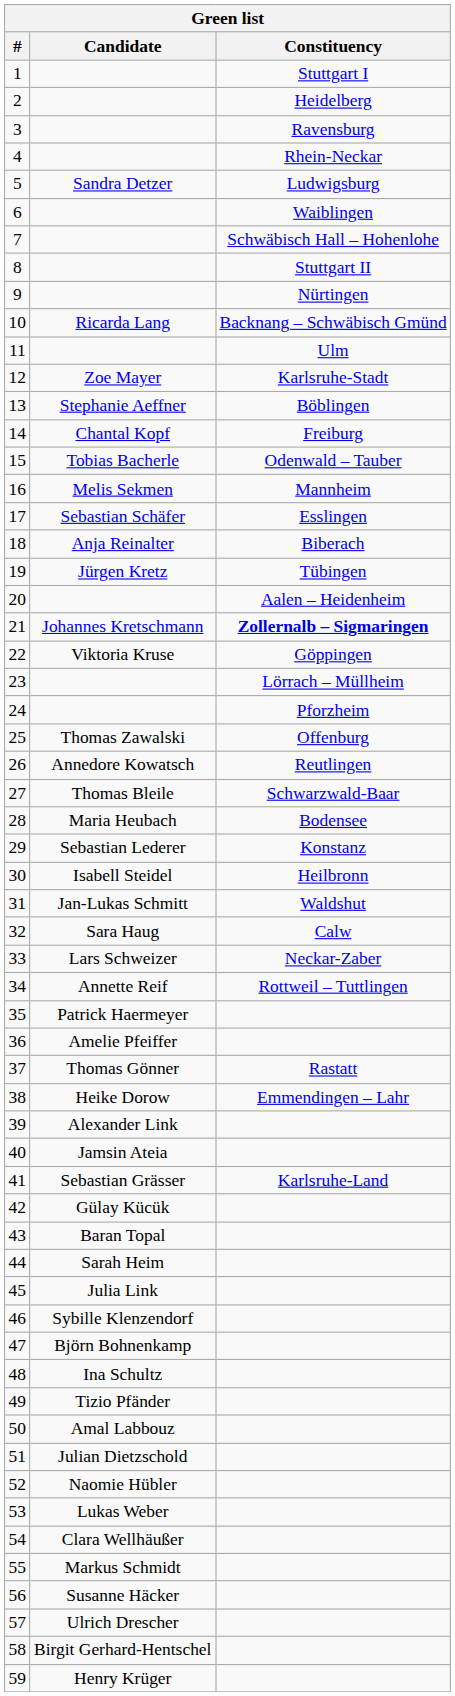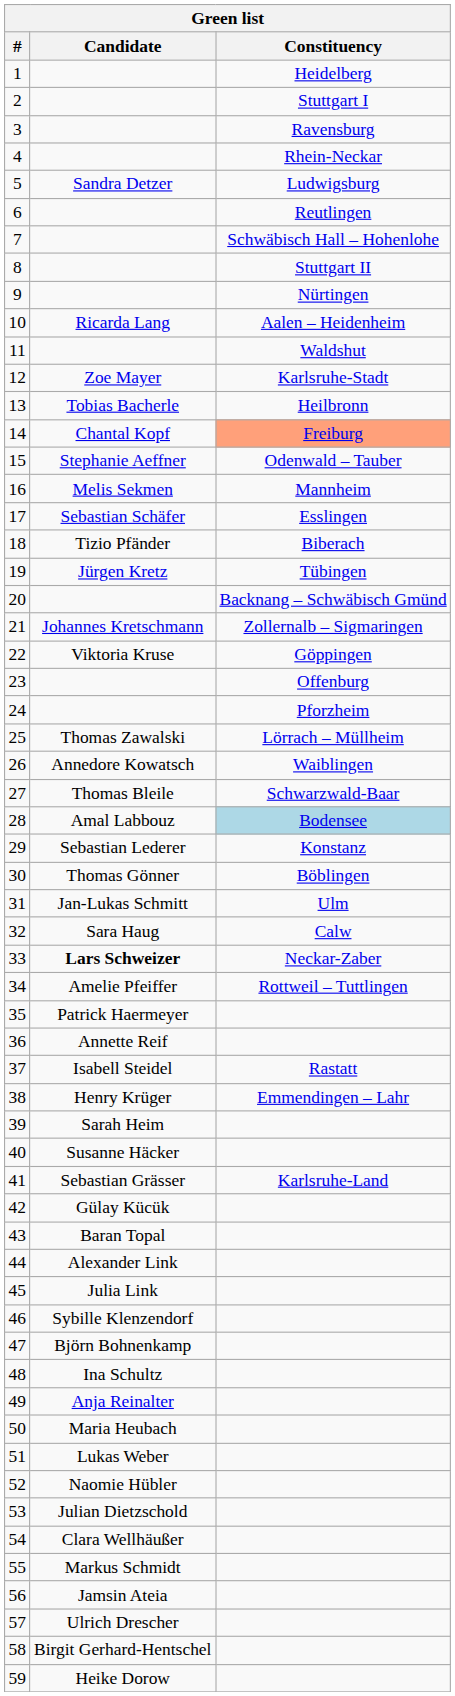(333, 73) Stuttgart I -> (333, 73) Heidelberg
(333, 101) Heidelberg -> (333, 101) Stuttgart I
(333, 211) Waiblingen -> (333, 211) Reutlingen
(333, 322) Backnang – Schwäbisch Gmünd -> (333, 322) Aalen – Heidenheim
(333, 350) Ulm -> (333, 350) Waldshut
(123, 405) Stephanie Aeffner -> (123, 405) Tobias Bacherle
(333, 405) Böblingen -> (333, 405) Heilbronn
(333, 433) no background -> (333, 433) lightsalmon background
(123, 460) Tobias Bacherle -> (123, 460) Stephanie Aeffner
(123, 543) Anja Reinalter -> (123, 543) Tizio Pfänder
(333, 599) Aalen – Heidenheim -> (333, 599) Backnang – Schwäbisch Gmünd
(333, 626) bold -> (333, 626) normal
(333, 682) Lörrach – Müllheim -> (333, 682) Offenburg
(333, 737) Offenburg -> (333, 737) Lörrach – Müllheim
(333, 765) Reutlingen -> (333, 765) Waiblingen
(123, 820) Maria Heubach -> (123, 820) Amal Labbouz
(333, 820) no background -> (333, 820) lightblue background
(123, 875) Isabell Steidel -> (123, 875) Thomas Gönner
(333, 875) Heilbronn -> (333, 875) Böblingen
(333, 903) Waldshut -> (333, 903) Ulm
(123, 958) normal -> (123, 958) bold
(123, 986) Annette Reif -> (123, 986) Amelie Pfeiffer
(123, 1041) Amelie Pfeiffer -> (123, 1041) Annette Reif
(123, 1069) Thomas Gönner -> (123, 1069) Isabell Steidel
(123, 1097) Heike Dorow -> (123, 1097) Henry Krüger
(123, 1124) Alexander Link -> (123, 1124) Sarah Heim
(123, 1152) Jamsin Ateia -> (123, 1152) Susanne Häcker
(123, 1262) Sarah Heim -> (123, 1262) Alexander Link
(123, 1401) Tizio Pfänder -> (123, 1401) Anja Reinalter
(123, 1428) Amal Labbouz -> (123, 1428) Maria Heubach
(123, 1456) Julian Dietzschold -> (123, 1456) Lukas Weber
(123, 1511) Lukas Weber -> (123, 1511) Julian Dietzschold
(123, 1594) Susanne Häcker -> (123, 1594) Jamsin Ateia
(123, 1677) Henry Krüger -> (123, 1677) Heike Dorow
